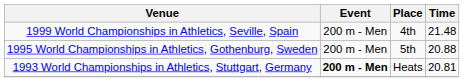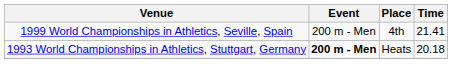(442, 31) 21.48 -> (431, 31) 21.41
- row: (162, 49)
(442, 67) 20.81 -> (431, 49) 20.18
